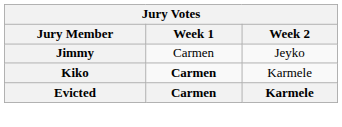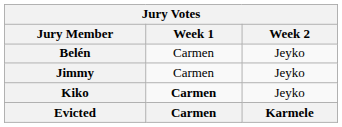+ row: (75, 53)
(290, 73) Karmele -> (290, 92) Jeyko
